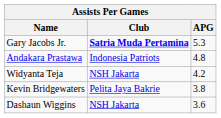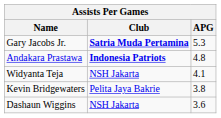(124, 58) normal -> (127, 58) bold
(199, 74) 4.2 -> (199, 74) 4.1
